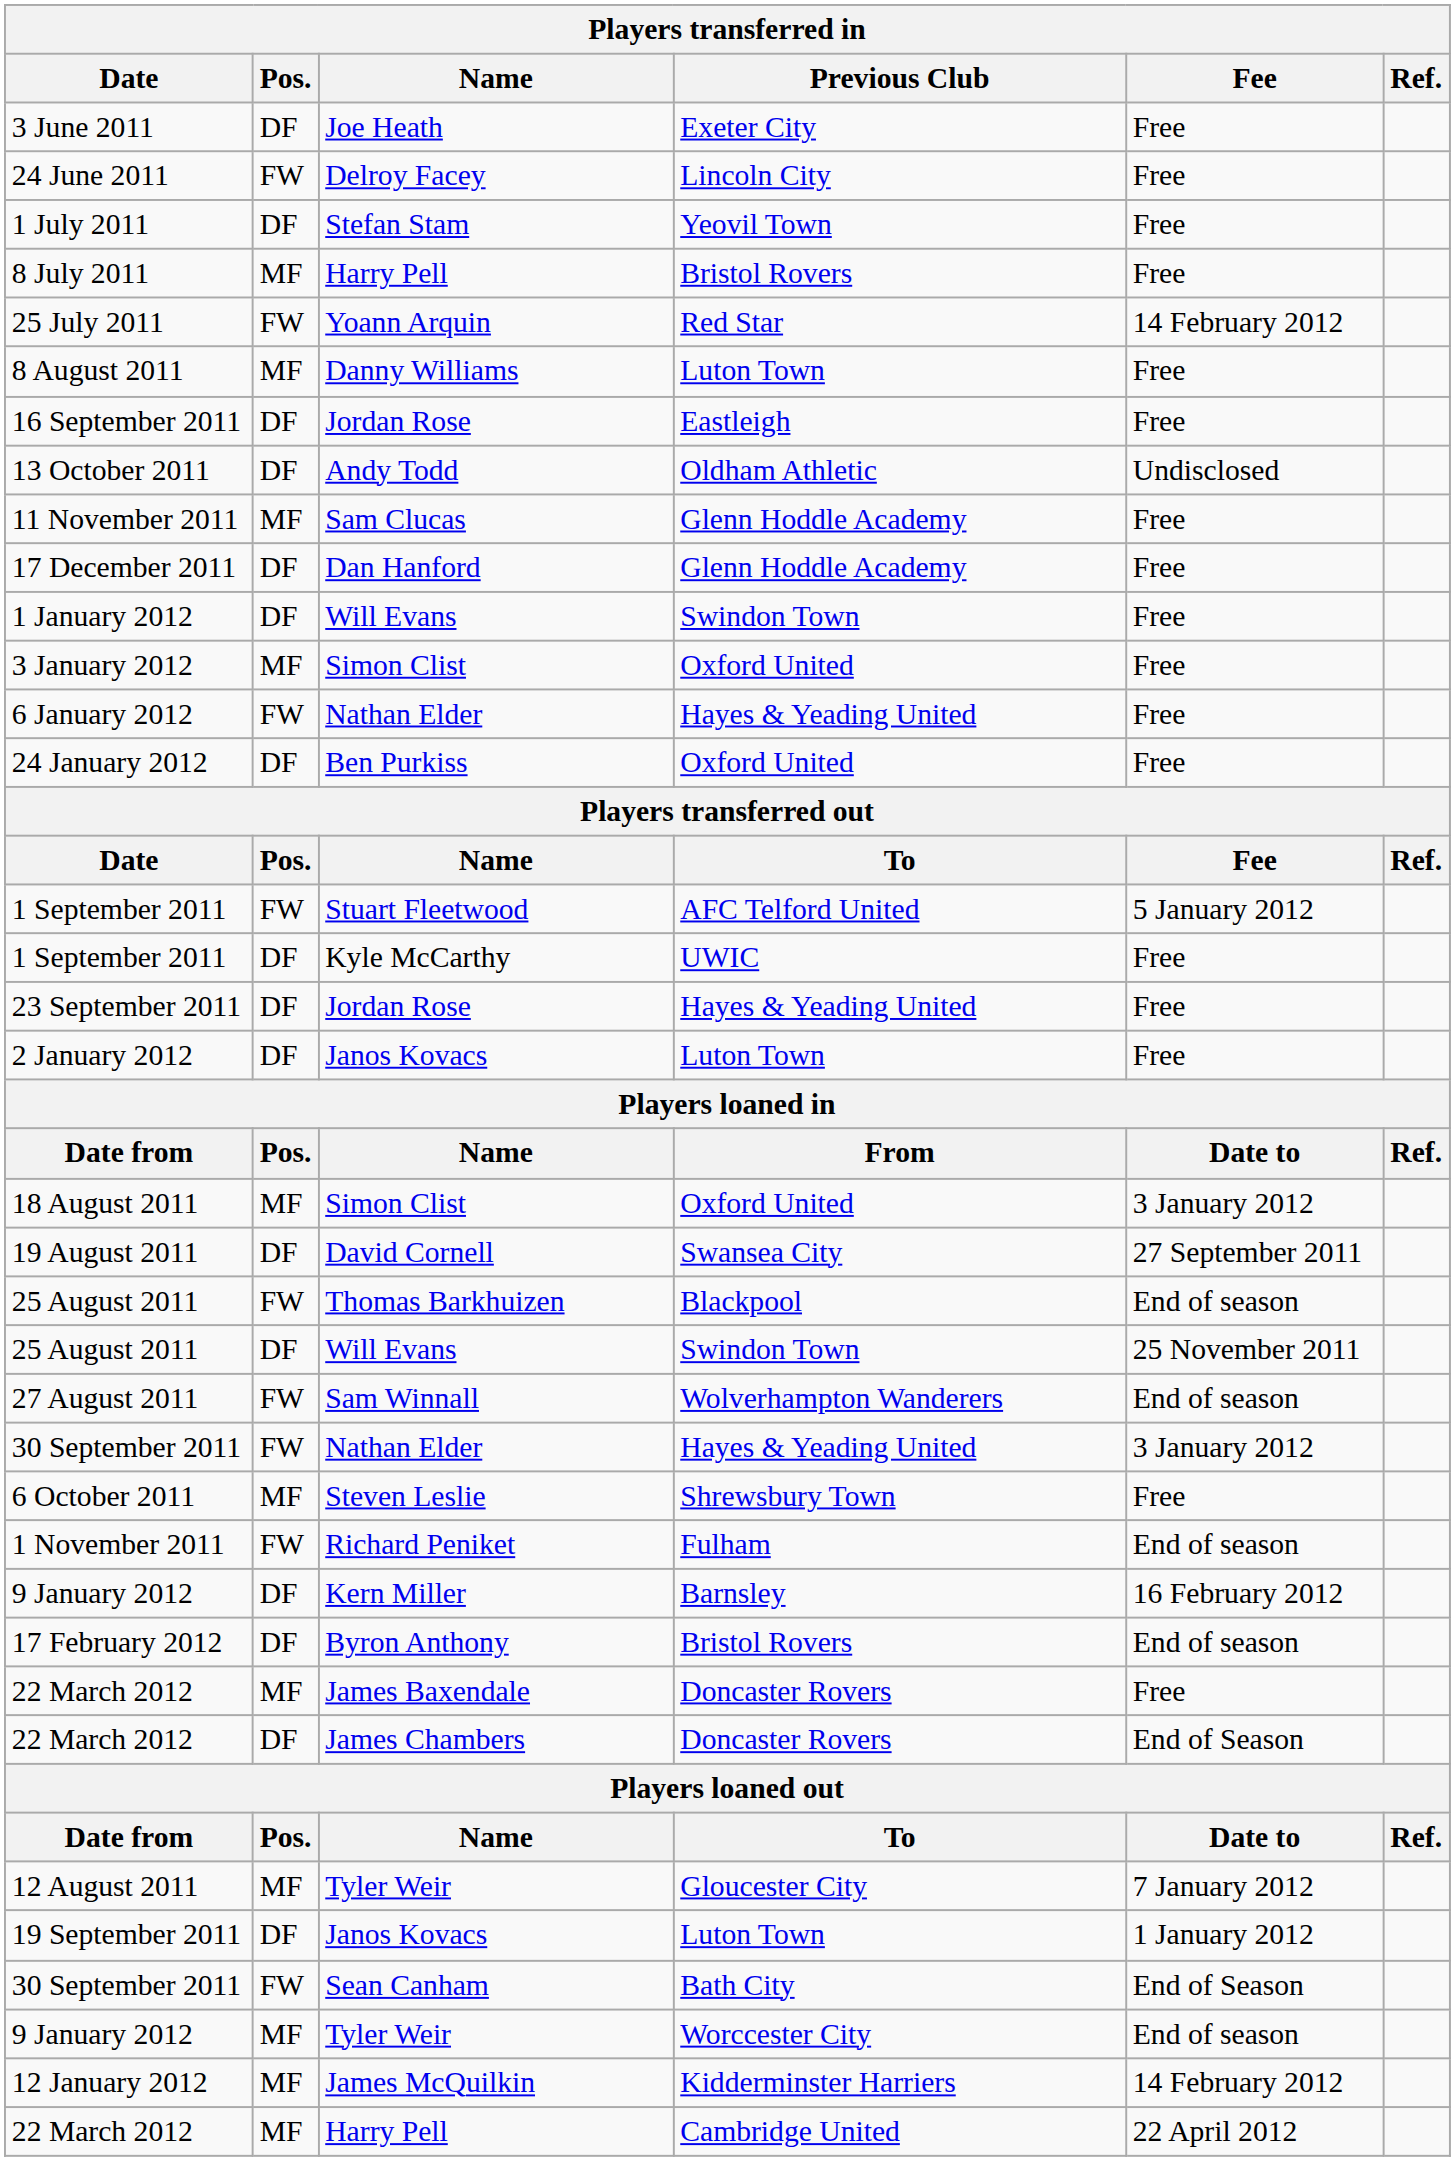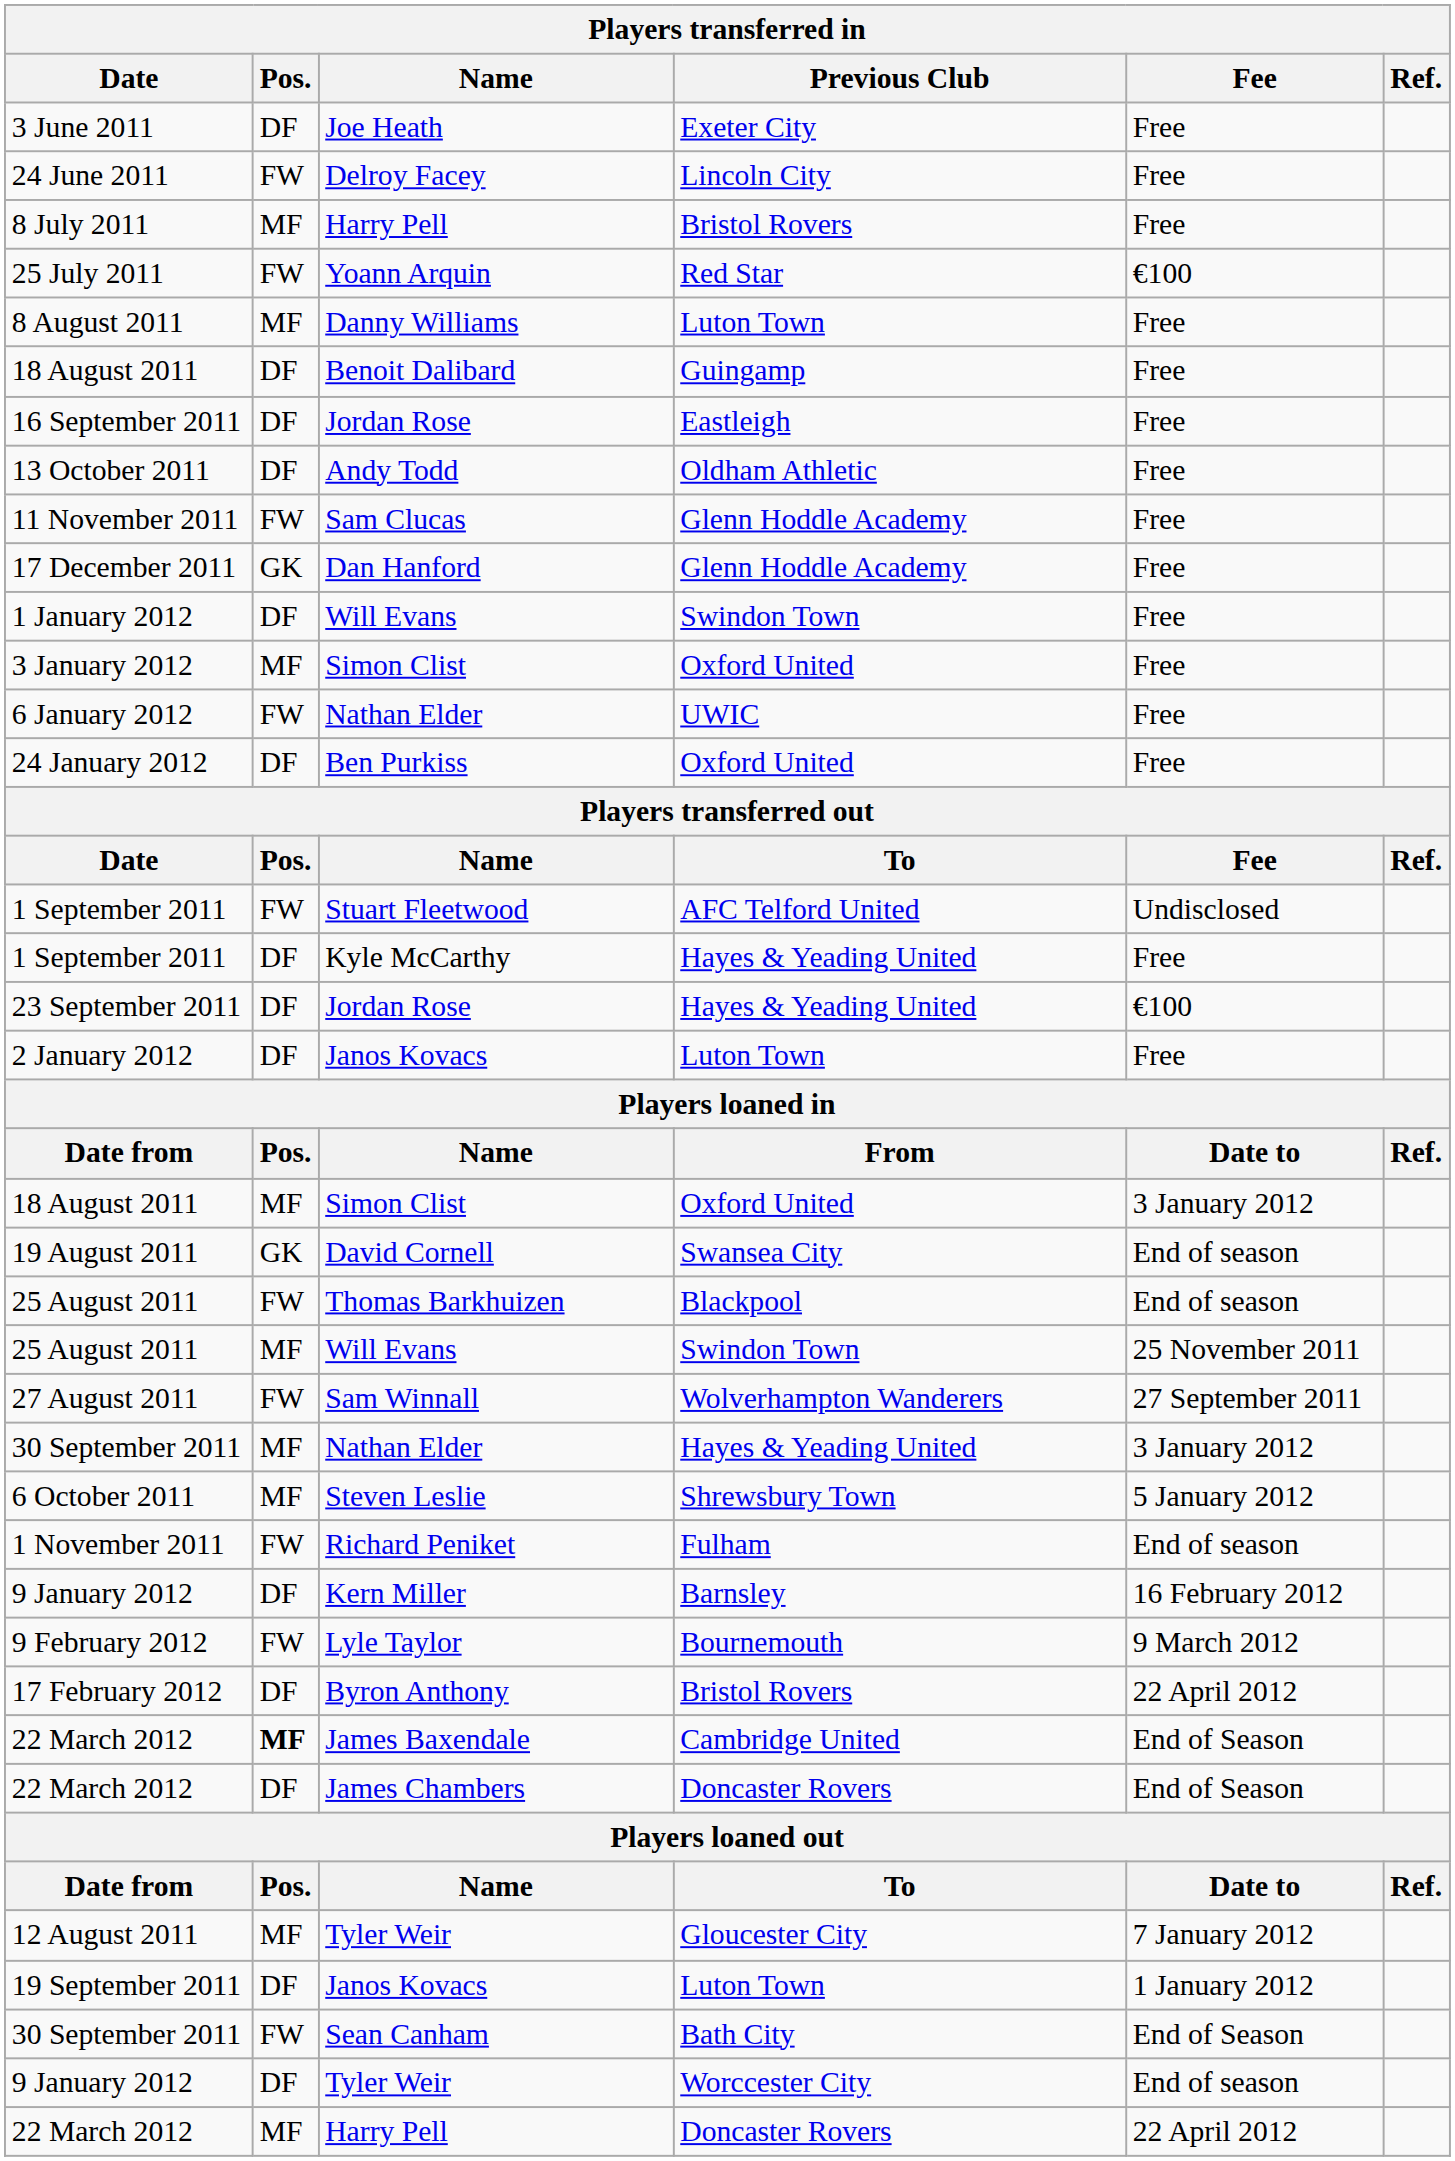- row: (80, 224)
(1238, 322) 14 February 2012 -> (1162, 273) €100
+ row: (105, 371)
(1206, 468) Undisclosed -> (1159, 468) Free
(281, 517) MF -> (282, 517) FW
(279, 566) DF -> (281, 566) GK
(828, 713) Hayes & Yeading United -> (720, 713) UWIC
(1223, 908) 5 January 2012 -> (1206, 908) Undisclosed
(720, 957) UWIC -> (828, 957) Hayes & Yeading United
(1159, 1006) Free -> (1162, 1006) €100
(279, 1250) DF -> (281, 1250) GK
(1247, 1250) 27 September 2011 -> (1216, 1250) End of season
(279, 1348) DF -> (281, 1348) MF
(1216, 1397) End of season -> (1247, 1397) 27 September 2011
(282, 1446) FW -> (281, 1446) MF
(1159, 1495) Free -> (1223, 1495) 5 January 2012
+ row: (110, 1641)
(1216, 1641) End of season -> (1215, 1690) 22 April 2012
(281, 1690) normal -> (283, 1739) bold
(786, 1690) Doncaster Rovers -> (790, 1739) Cambridge United
(1159, 1690) Free -> (1218, 1739) End of Season
(281, 2032) MF -> (279, 2081) DF
- row: (110, 2081)
(790, 2130) Cambridge United -> (786, 2130) Doncaster Rovers
